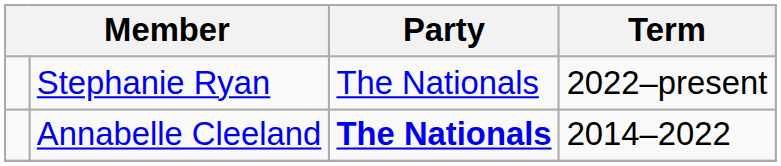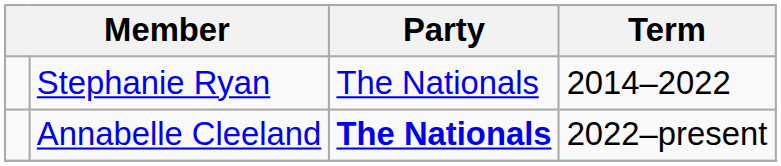(667, 82) 2022–present -> (649, 82) 2014–2022
(649, 134) 2014–2022 -> (667, 134) 2022–present
